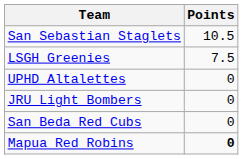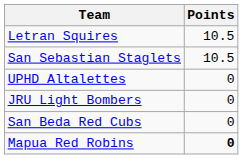+ row: (63, 37)
- row: (59, 58)
